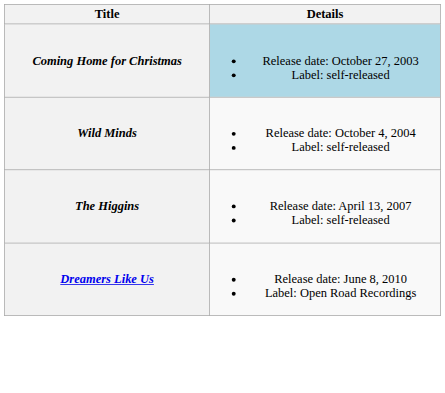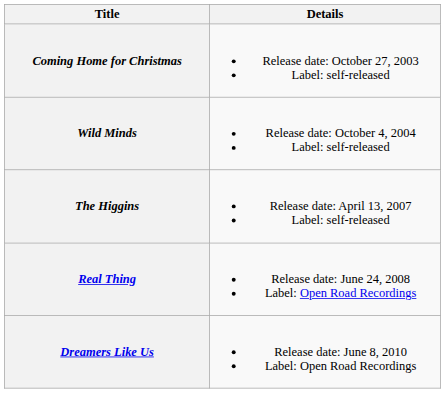(325, 68) lightblue background -> (325, 68) no background
+ row: (107, 279)
